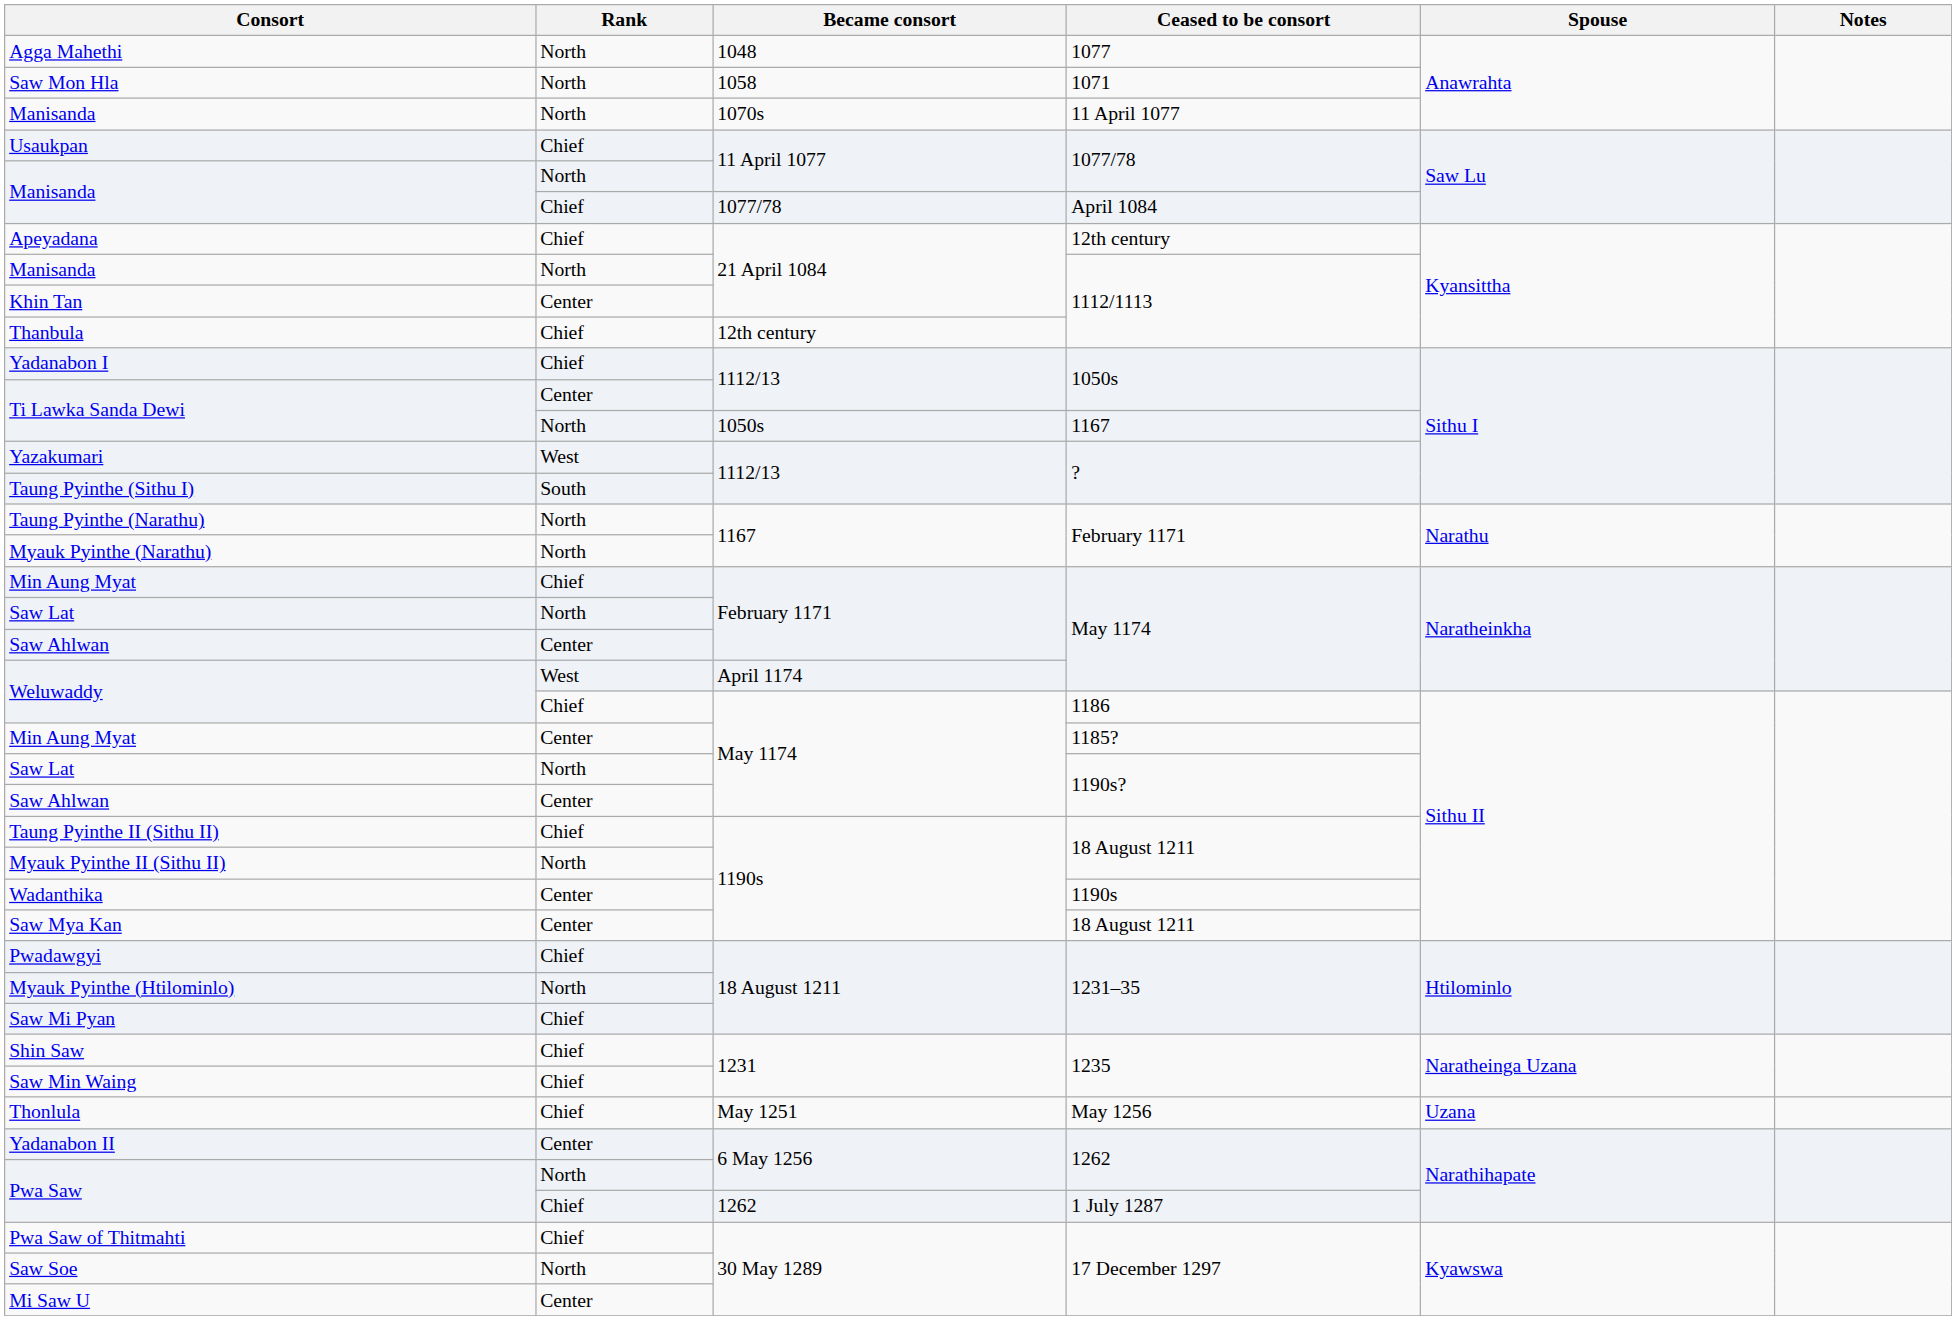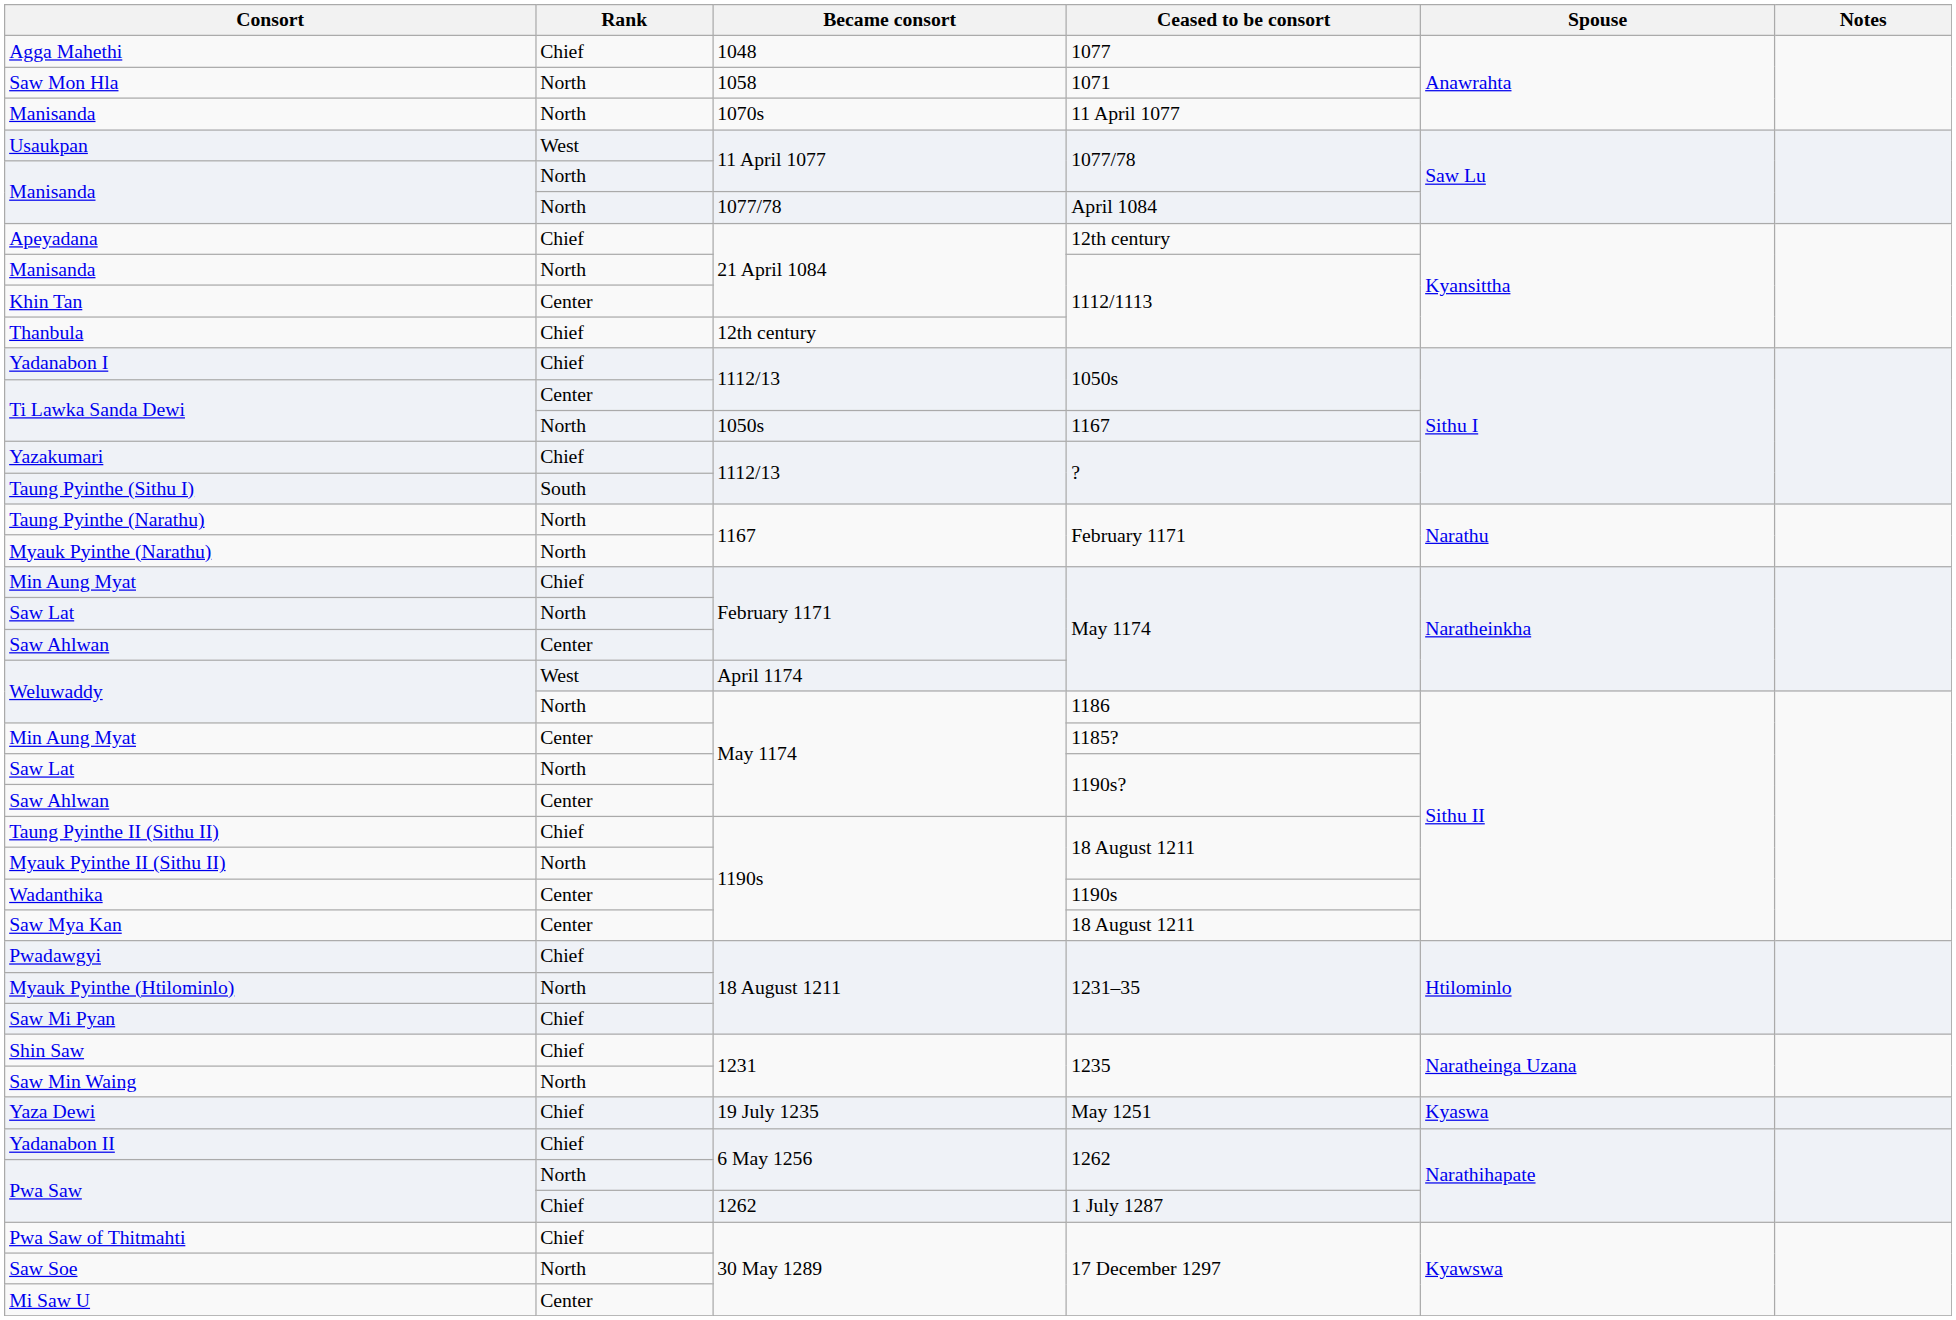(563, 51) North -> (562, 51) Chief
(562, 144) Chief -> (560, 144) West
(562, 207) Chief -> (563, 207) North
(560, 457) West -> (562, 457) Chief
(562, 706) Chief -> (563, 706) North
(562, 1081) Chief -> (563, 1081) North
+ row: (52, 1112)
- row: (45, 1112)
(566, 1143) Center -> (562, 1143) Chief
